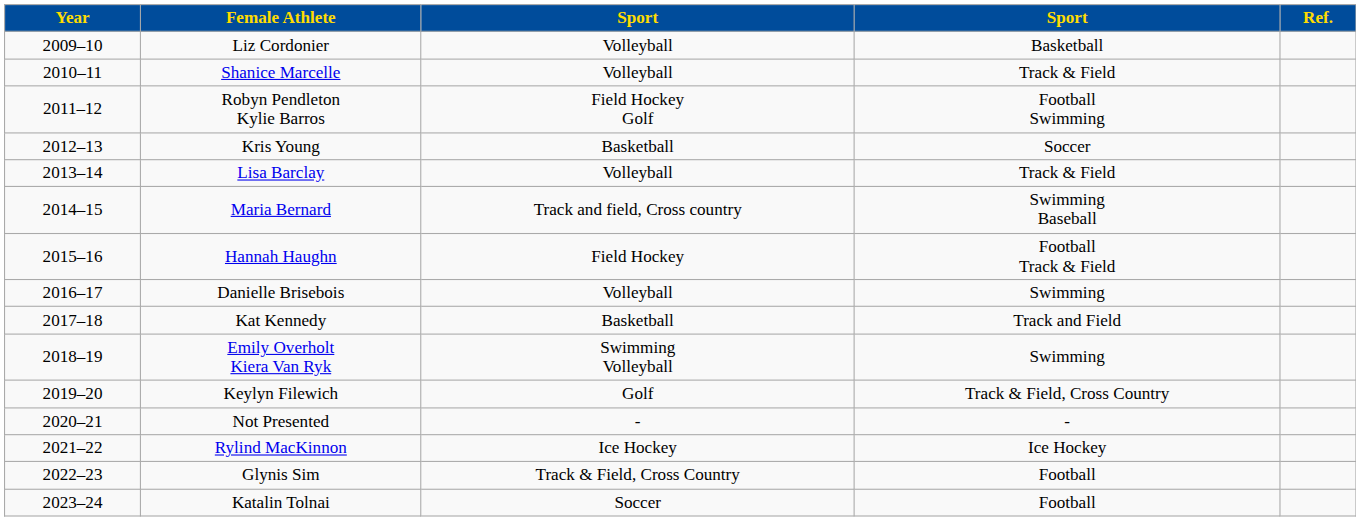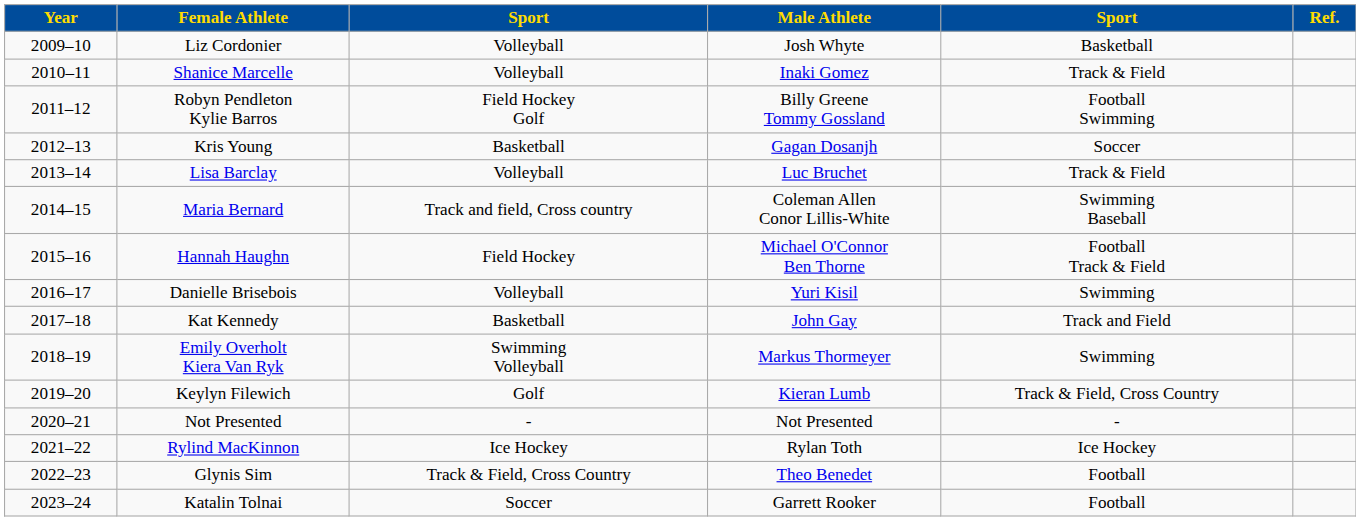+ column: (824, 18)
